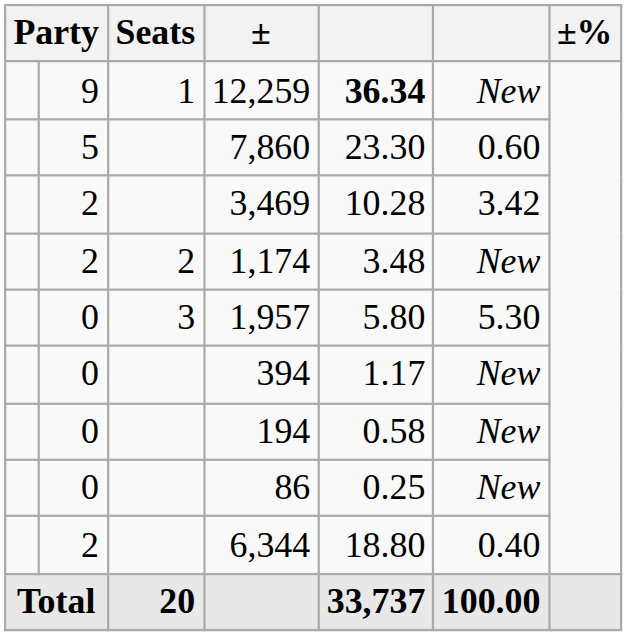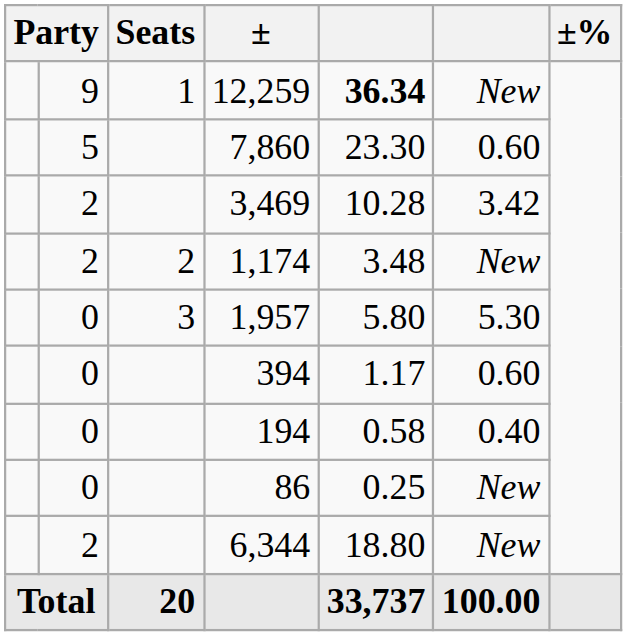(509, 373) New -> (509, 373) 0.60
(509, 430) New -> (509, 430) 0.40
(509, 544) 0.40 -> (509, 544) New
